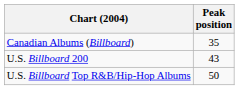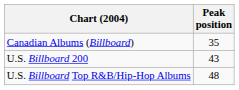(214, 76) 50 -> (214, 76) 48
